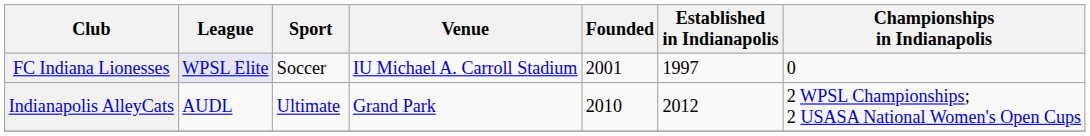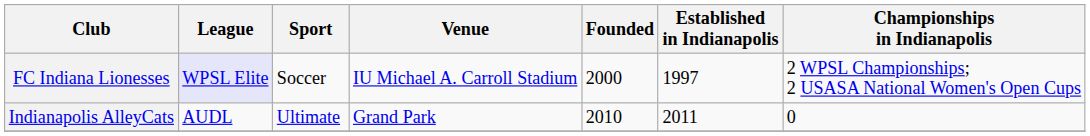(604, 67) 2001 -> (604, 78) 2000
(791, 67) 0 -> (934, 78) 2 WPSL Championships; 2 USASA National Women's Open Cups
(680, 106) 2012 -> (680, 116) 2011
(934, 106) 2 WPSL Championships; 2 USASA National Women's Open Cups -> (791, 116) 0
